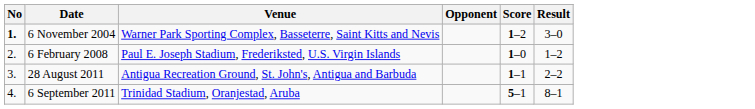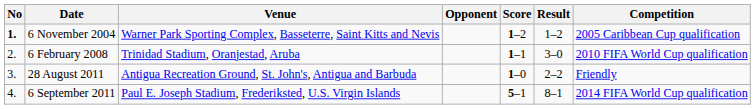+ column: (662, 14)
(554, 34) 3–0 -> (554, 34) 1–2
(261, 54) Paul E. Joseph Stadium, Frederiksted, U.S. Virgin Islands -> (211, 54) Trinidad Stadium, Oranjestad, Aruba
(517, 54) 1–0 -> (517, 54) 1–1
(554, 54) 1–2 -> (554, 54) 3–0
(517, 73) 1–1 -> (517, 73) 1–0
(211, 93) Trinidad Stadium, Oranjestad, Aruba -> (261, 93) Paul E. Joseph Stadium, Frederiksted, U.S. Virgin Islands
